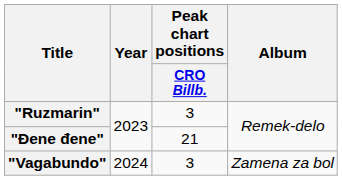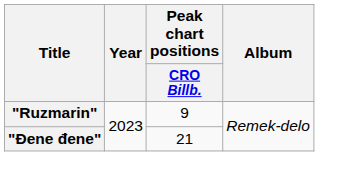(190, 113) 3 -> (185, 113) 9
- row: (57, 163)
